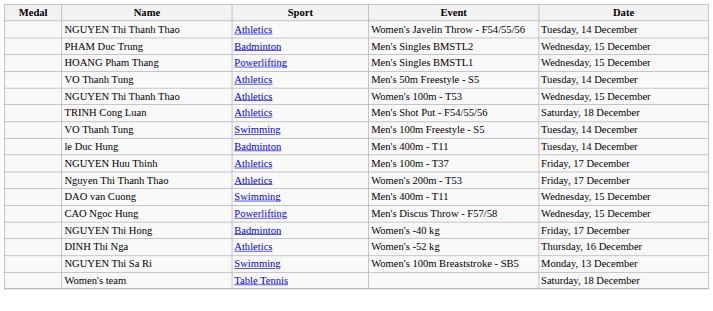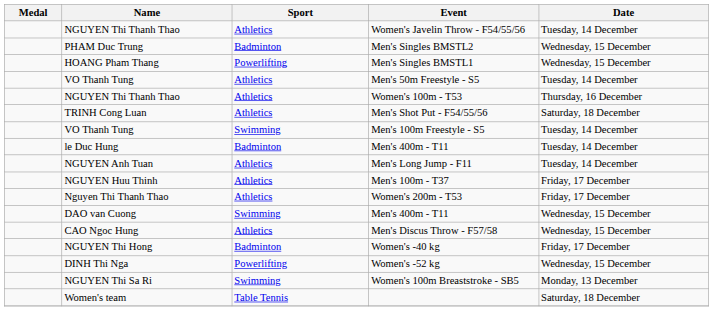(596, 96) Wednesday, 15 December -> (592, 96) Thursday, 16 December
+ row: (109, 163)
(261, 213) Powerlifting -> (253, 230) Athletics
(253, 247) Athletics -> (261, 264) Powerlifting
(592, 247) Thursday, 16 December -> (596, 264) Wednesday, 15 December
